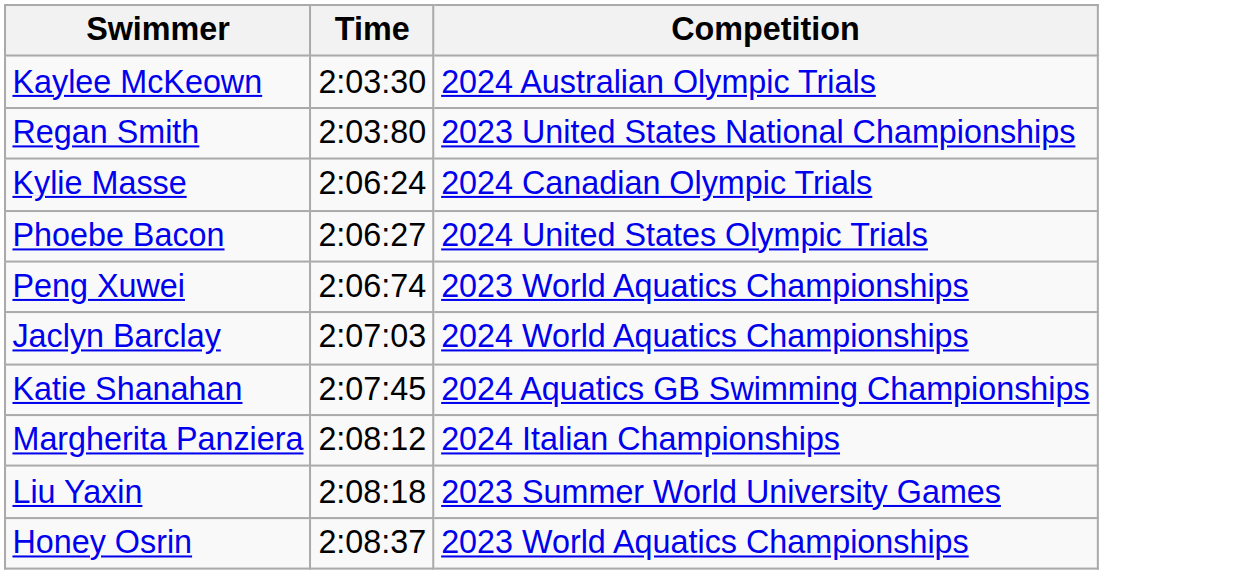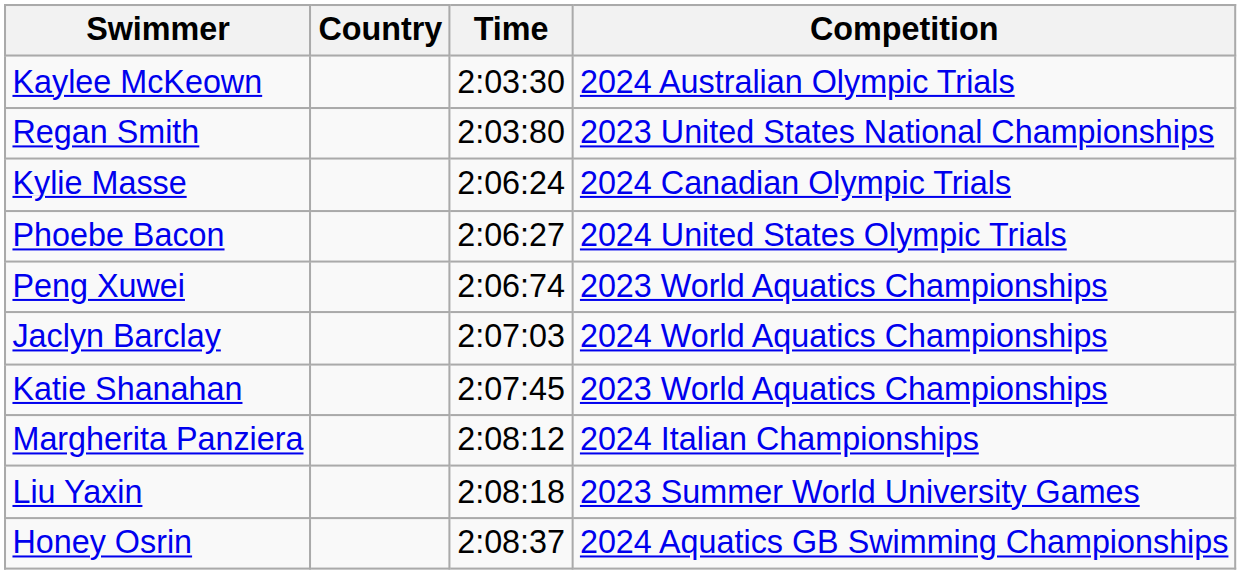+ column: (380, 30)
(765, 388) 2024 Aquatics GB Swimming Championships -> (844, 388) 2023 World Aquatics Championships
(705, 542) 2023 World Aquatics Championships -> (904, 542) 2024 Aquatics GB Swimming Championships
